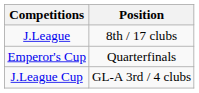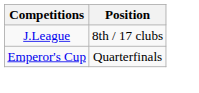- row: (47, 77)
